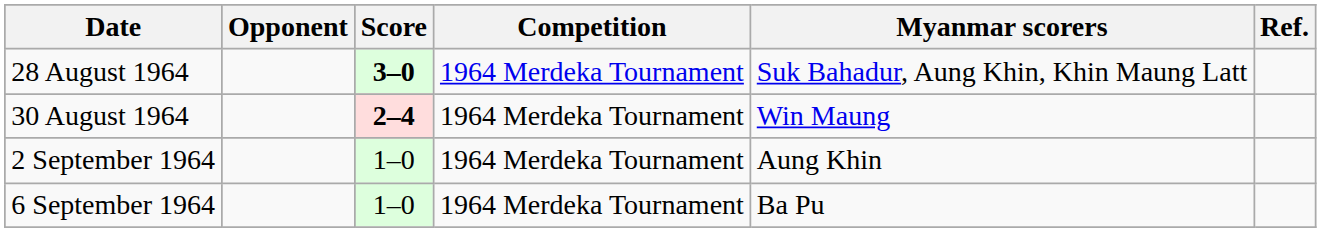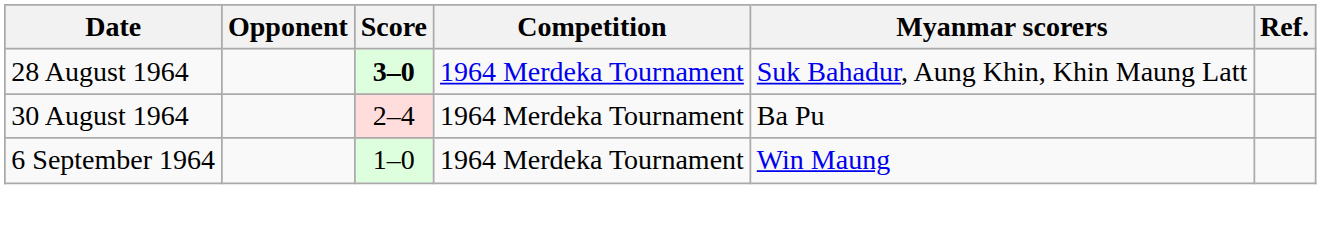(394, 115) bold -> (394, 115) normal
(823, 115) Win Maung -> (791, 115) Ba Pu
- row: (113, 159)
(791, 204) Ba Pu -> (823, 159) Win Maung
